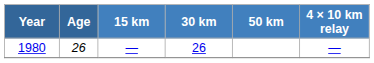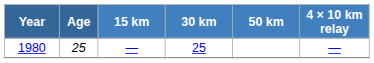(79, 48) 26 -> (79, 48) 25
(199, 48) 26 -> (199, 48) 25
